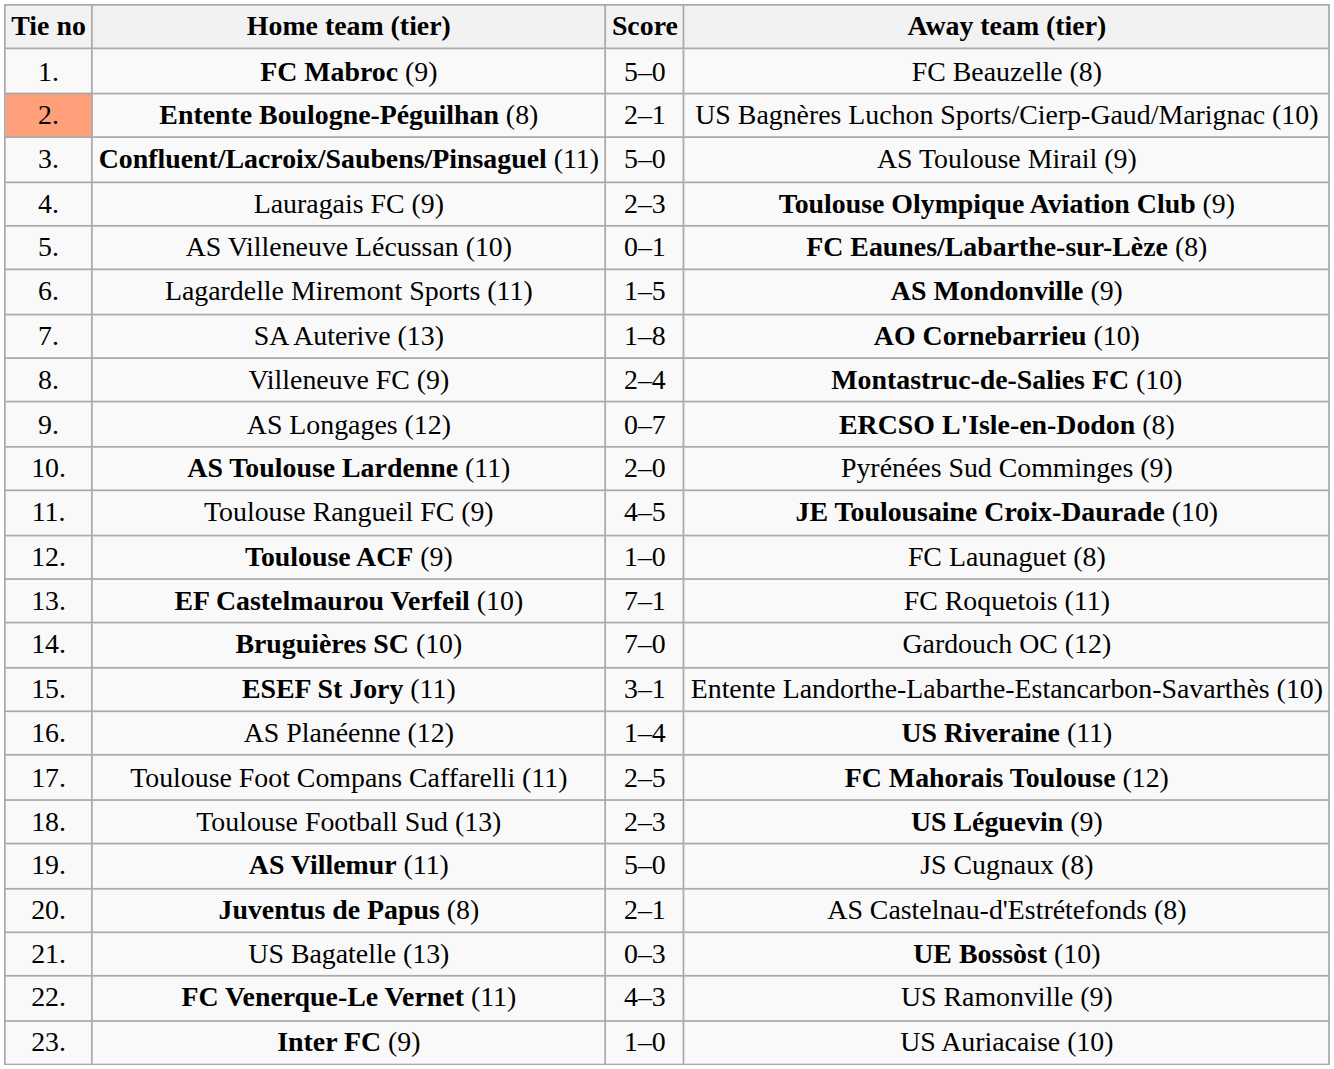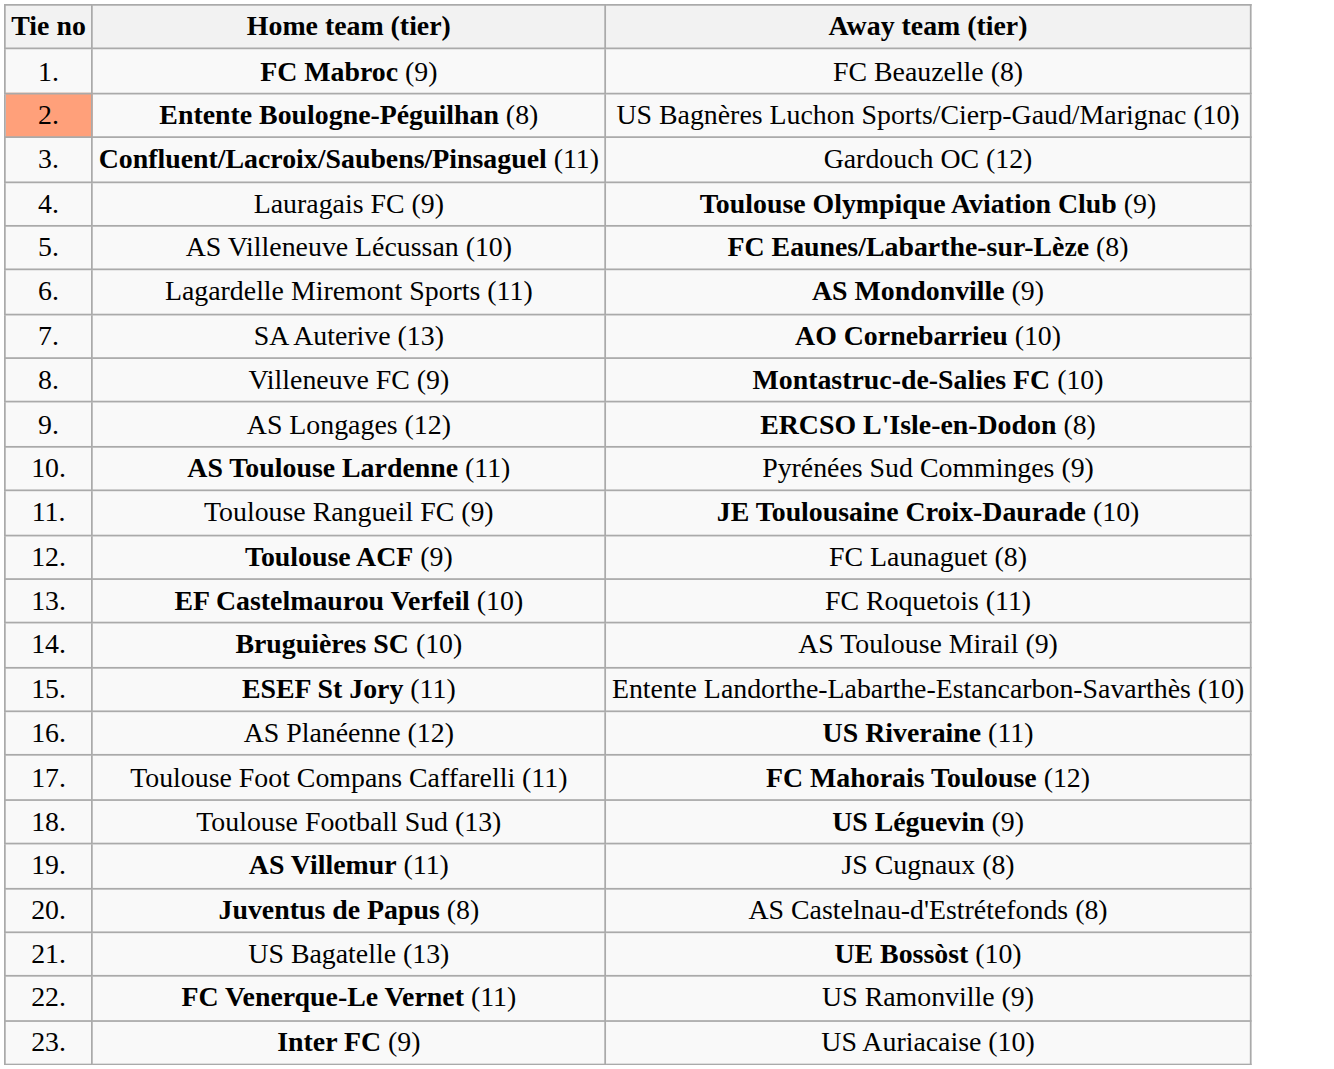- column: (645, 26)
(1007, 159) AS Toulouse Mirail (9) -> (928, 159) Gardouch OC (12)
(1007, 644) Gardouch OC (12) -> (928, 644) AS Toulouse Mirail (9)
